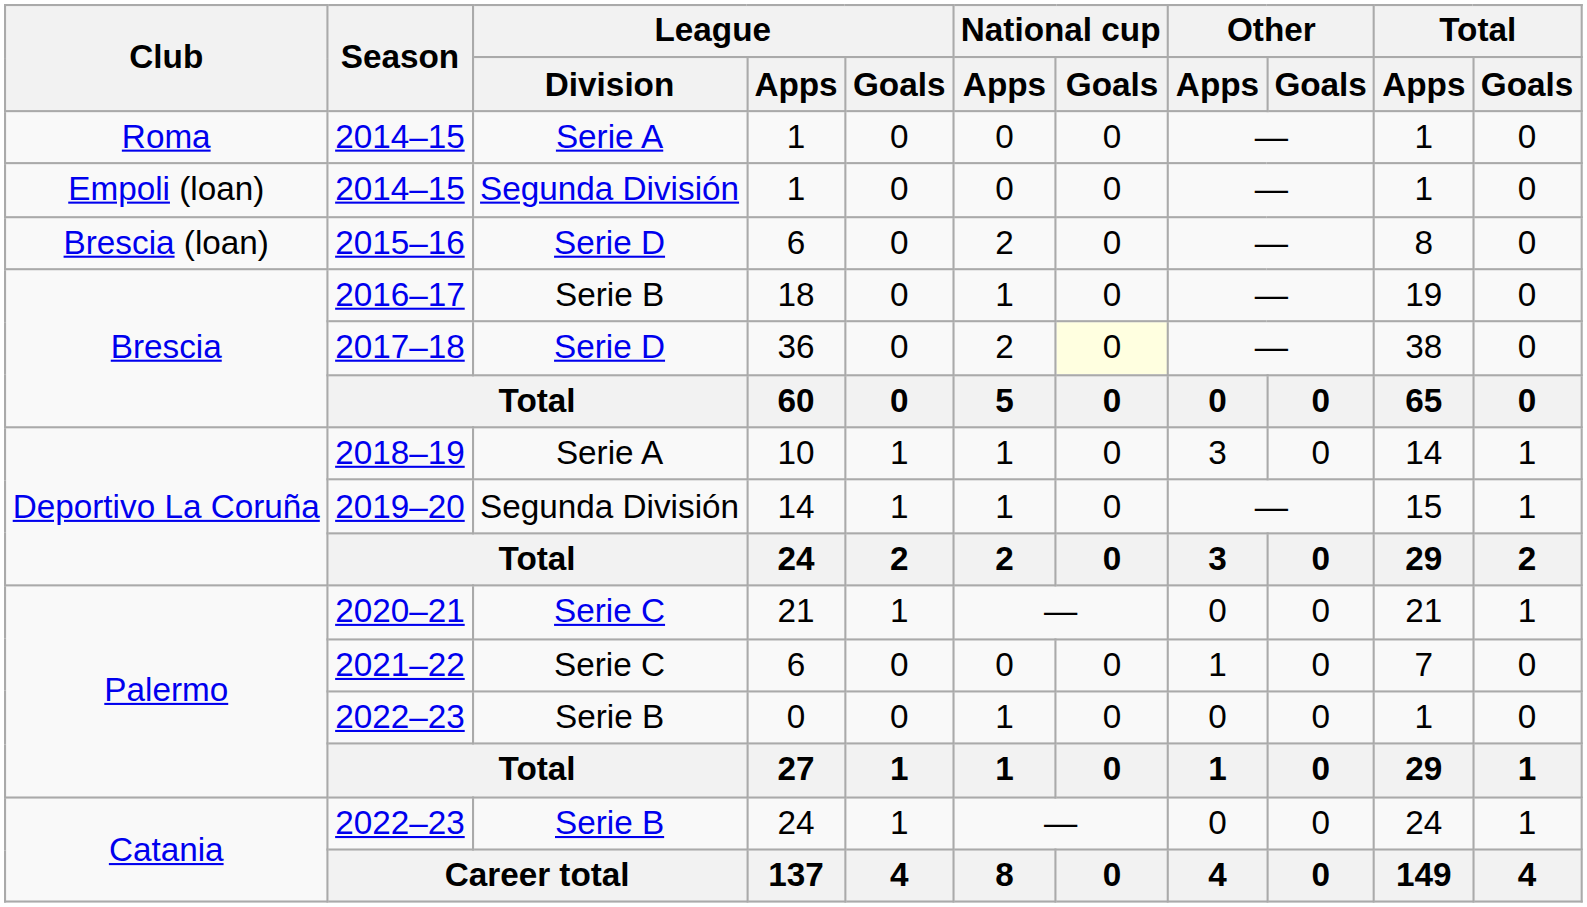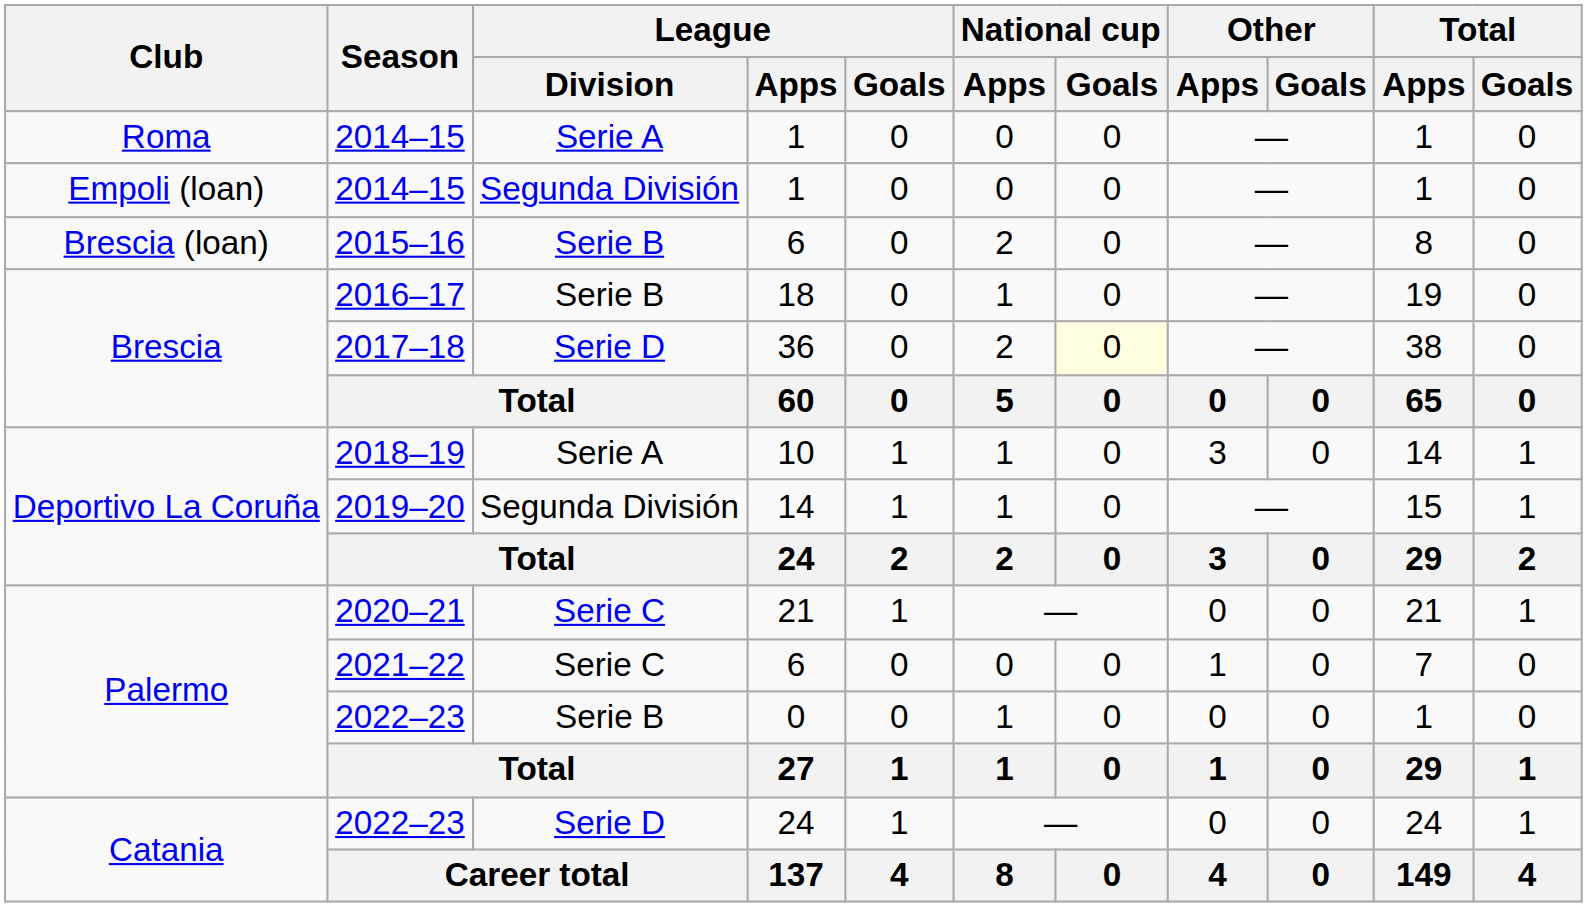(610, 242) Serie D -> (610, 242) Serie B
(610, 822) Serie B -> (610, 822) Serie D
